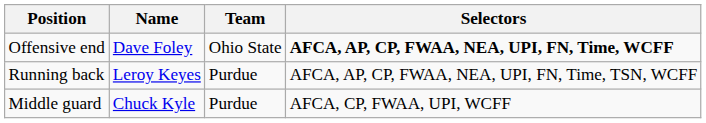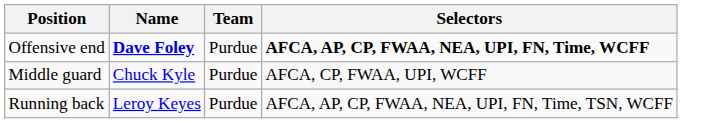(153, 47) normal -> (154, 47) bold
(245, 47) Ohio State -> (233, 47) Purdue
rows swapped: (56, 75) <-> (55, 103)
